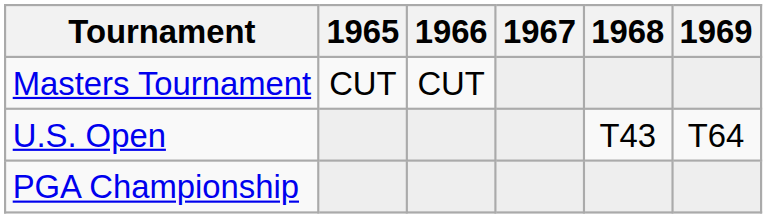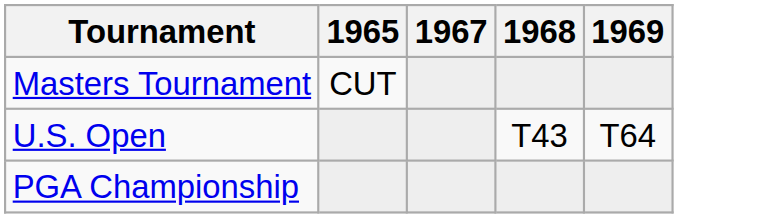- column: (451, 31)
